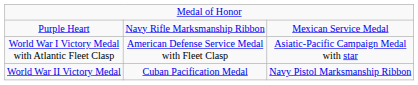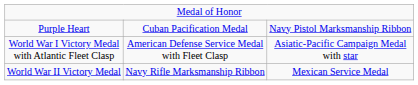(195, 28) Navy Rifle Marksmanship Ribbon -> (195, 28) Cuban Pacification Medal
(340, 28) Mexican Service Medal -> (340, 28) Navy Pistol Marksmanship Ribbon
(195, 71) Cuban Pacification Medal -> (195, 71) Navy Rifle Marksmanship Ribbon
(340, 71) Navy Pistol Marksmanship Ribbon -> (340, 71) Mexican Service Medal
